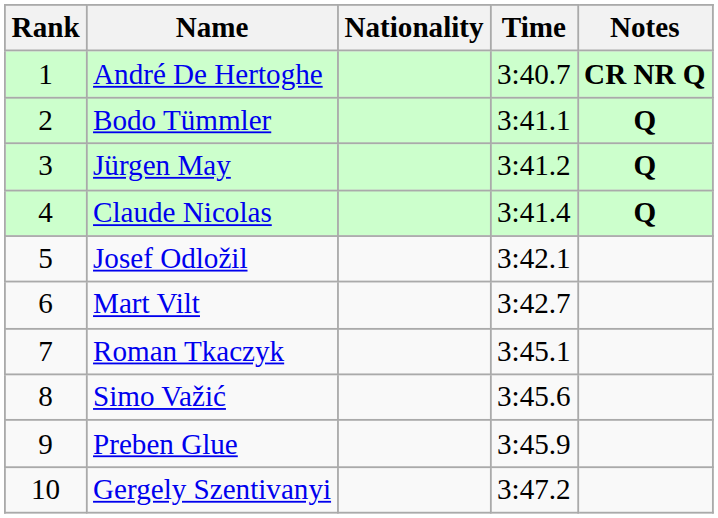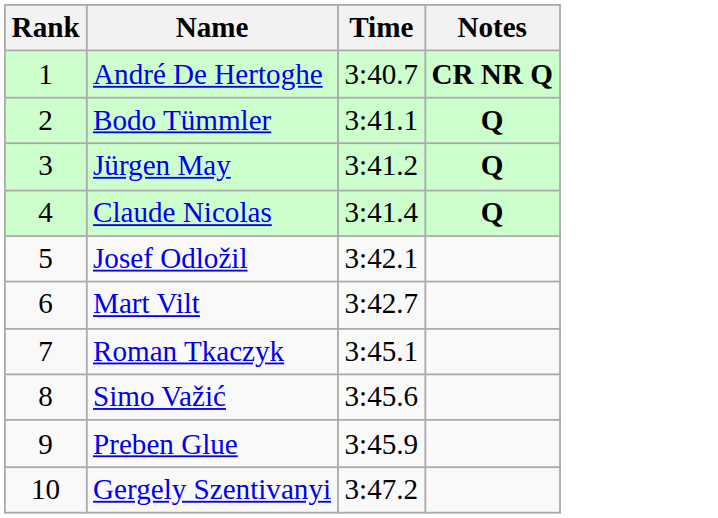- column: (414, 27)
